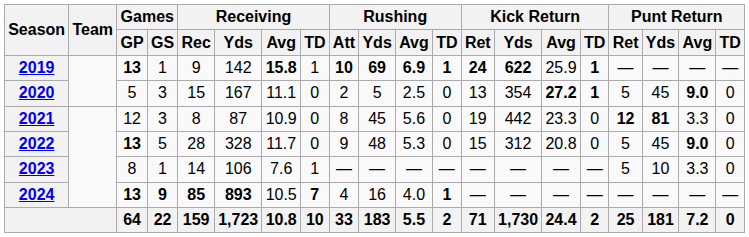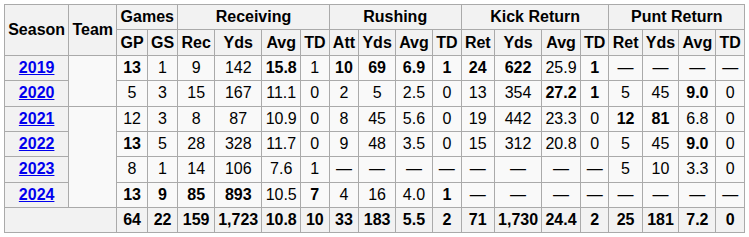(697, 118) 3.3 -> (697, 118) 6.8
(414, 144) 5.3 -> (414, 144) 3.5
